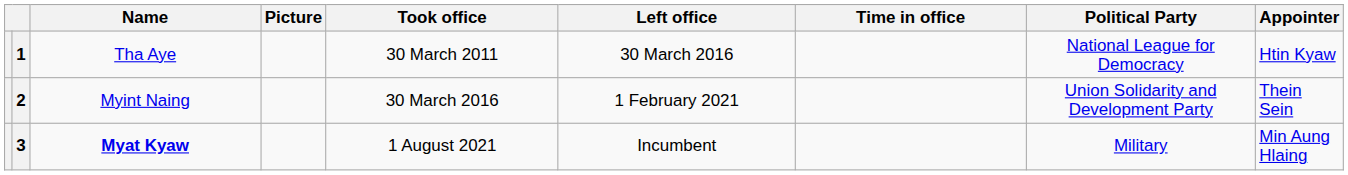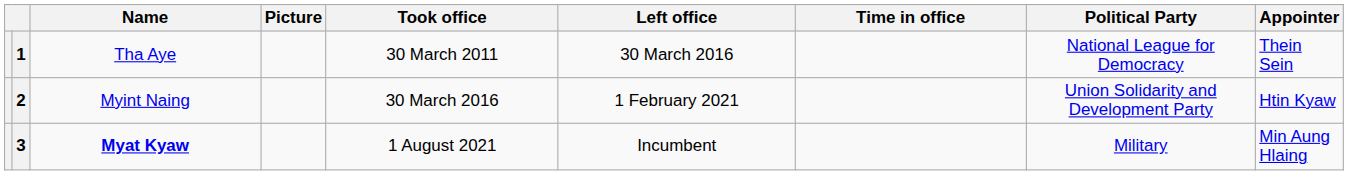(1297, 54) Htin Kyaw -> (1281, 54) Thein Sein
(1281, 100) Thein Sein -> (1297, 100) Htin Kyaw
